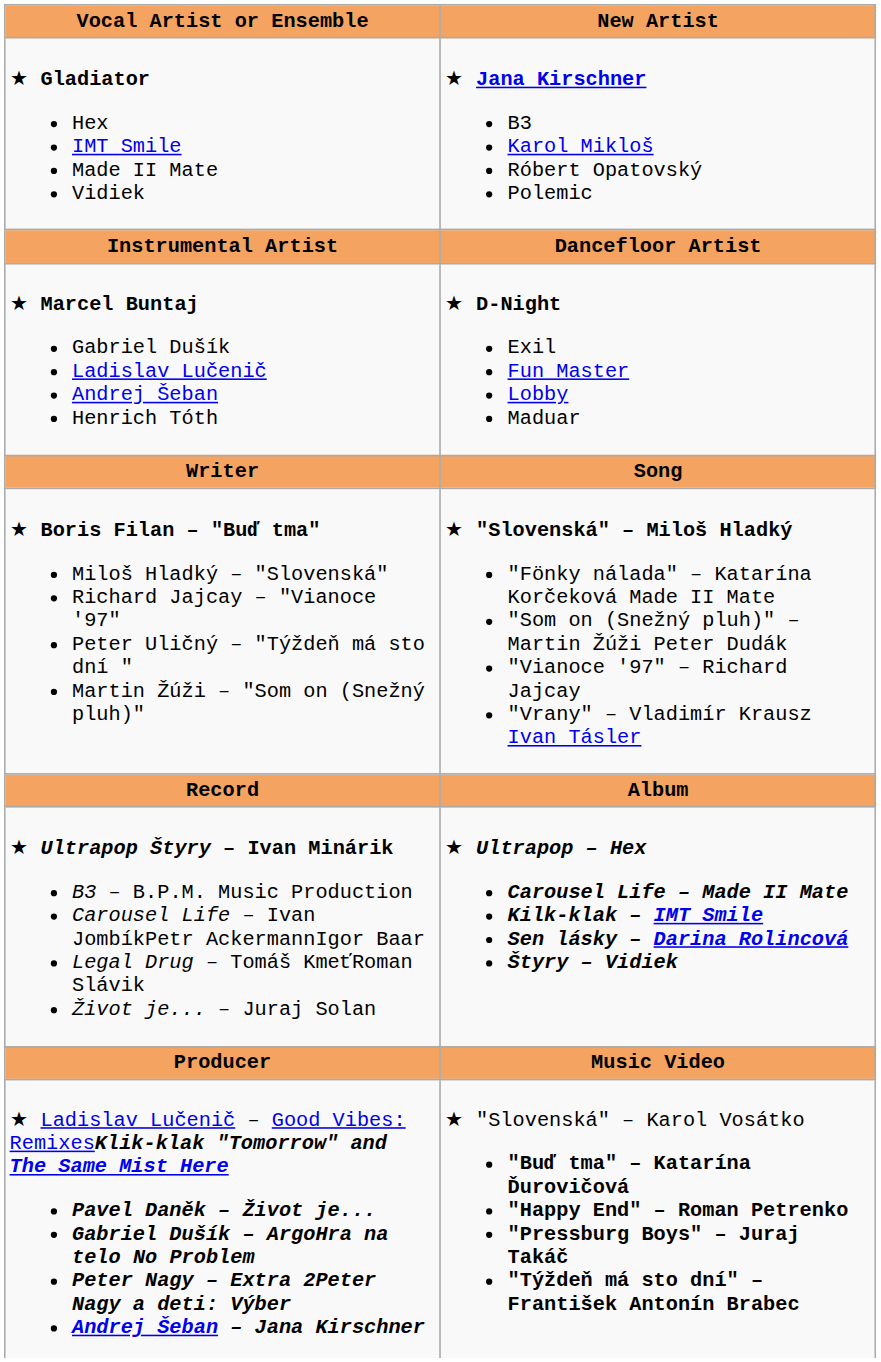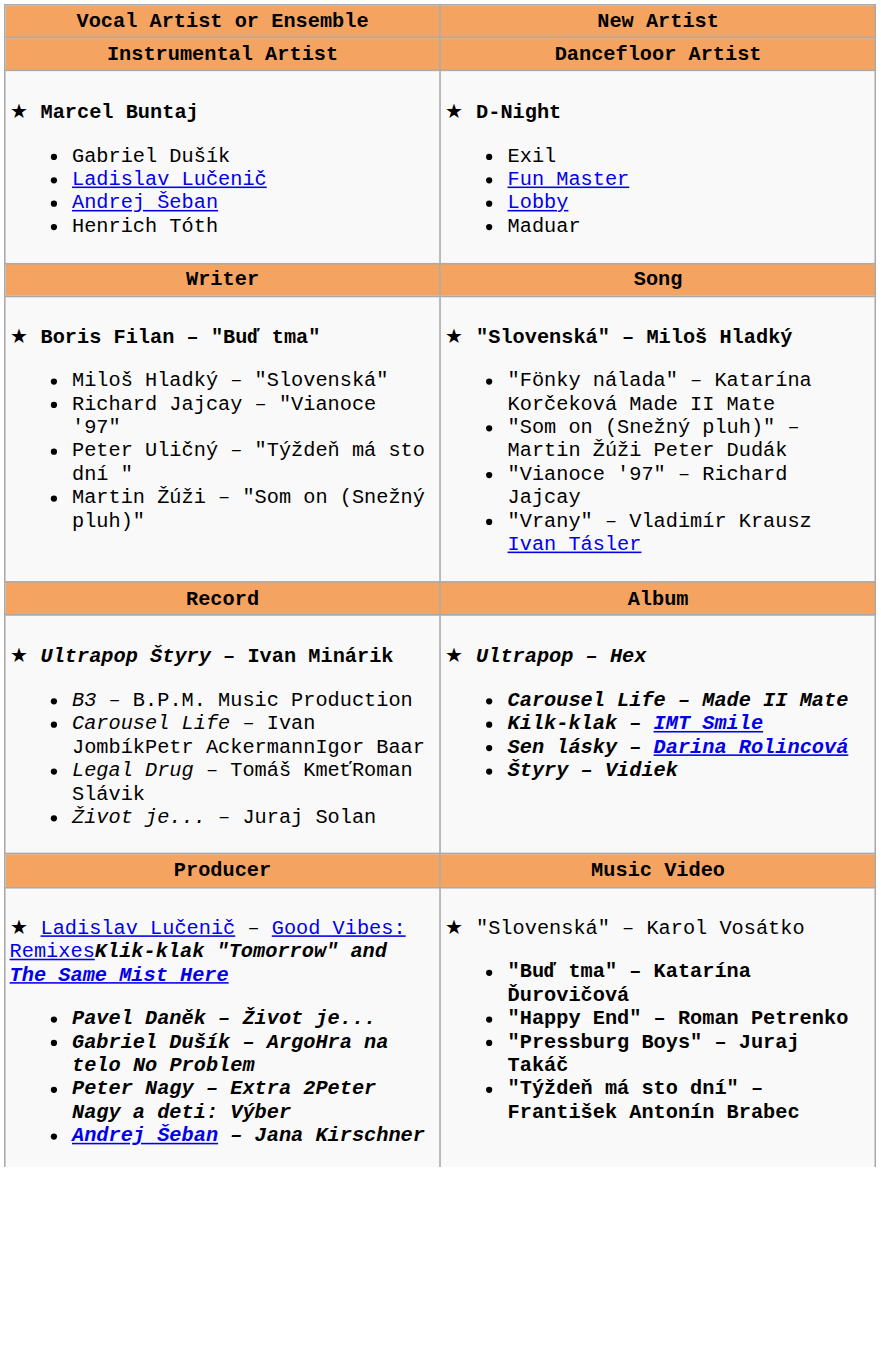- row: (223, 136)
